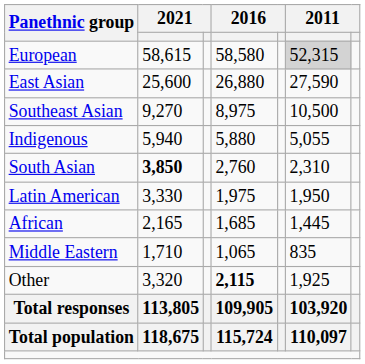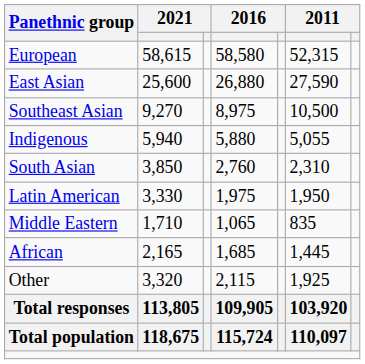(314, 54) lightgrey background -> (314, 54) no background
(162, 167) bold -> (162, 167) normal
rows swapped: (36, 223) <-> (63, 252)
(235, 280) bold -> (235, 280) normal
